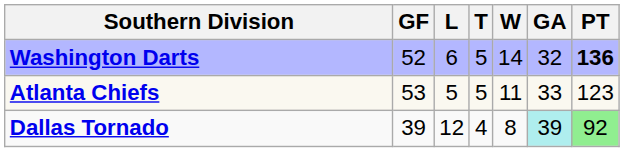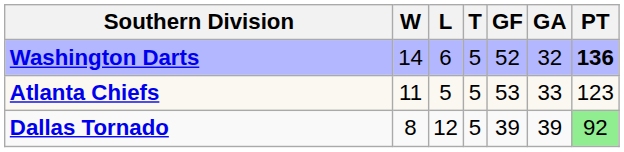columns swapped: (510, 22) <-> (414, 22)
(481, 127) 4 -> (475, 127) 5
(550, 127) paleturquoise background -> (550, 127) no background
